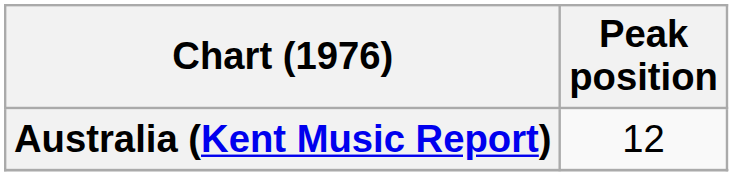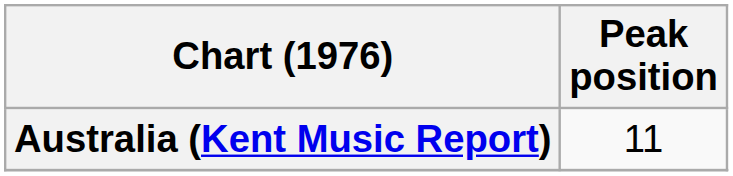(644, 138) 12 -> (644, 138) 11
